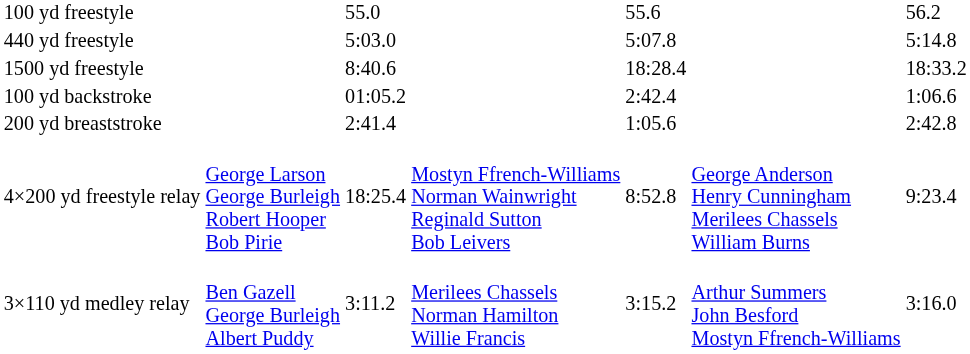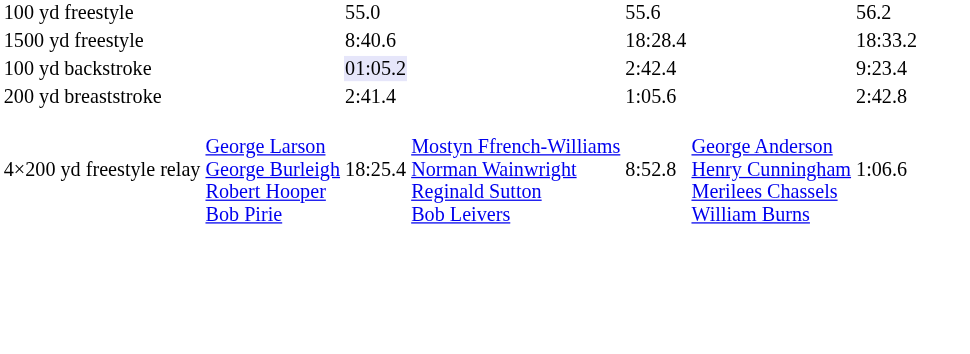- row: (69, 40)
(376, 96) no background -> (376, 68) lavender background
(931, 96) 1:06.6 -> (882, 68) 9:23.4
(931, 196) 9:23.4 -> (882, 169) 1:06.6
- row: (97, 304)
